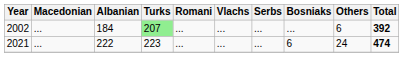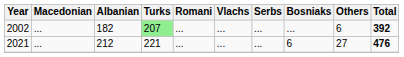(105, 28) 184 -> (105, 28) 182
(105, 44) 222 -> (105, 44) 212
(152, 44) 223 -> (152, 44) 221
(342, 44) 24 -> (342, 44) 27
(382, 44) 474 -> (382, 44) 476
